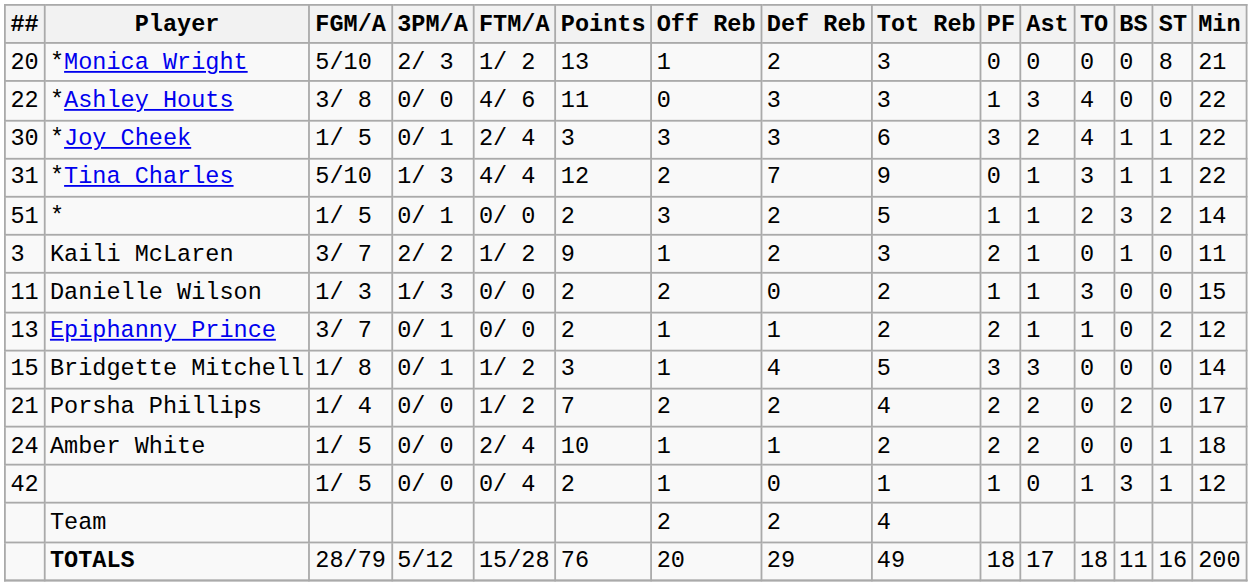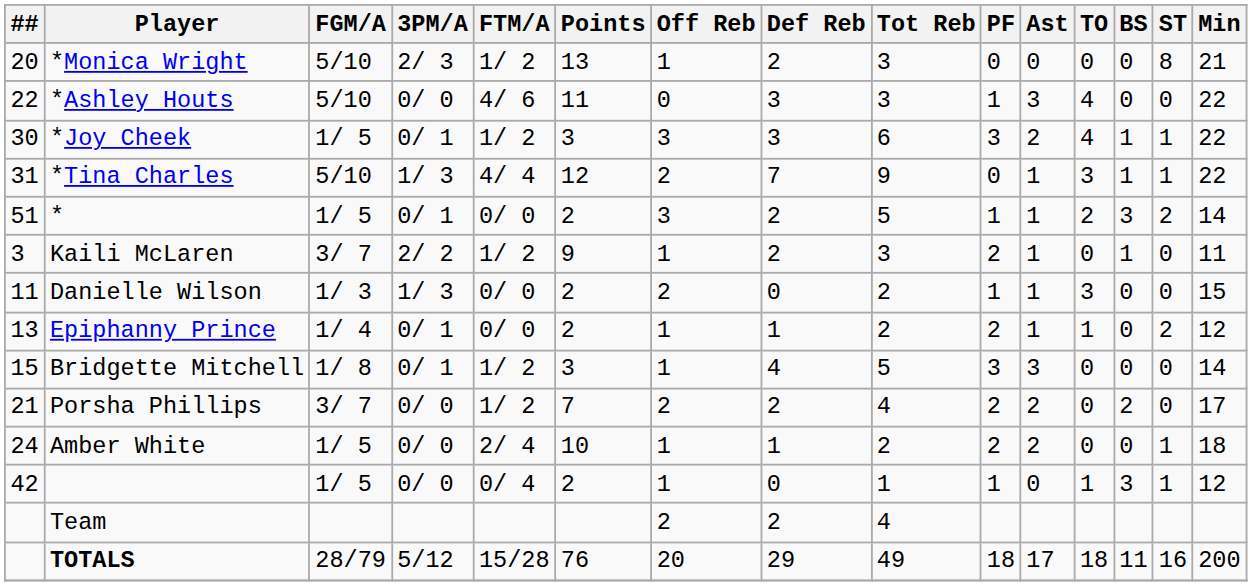(344, 101) 3/ 8 -> (344, 101) 5/10
(507, 139) 2/ 4 -> (507, 139) 1/ 2
(344, 331) 3/ 7 -> (344, 331) 1/ 4
(344, 408) 1/ 4 -> (344, 408) 3/ 7
